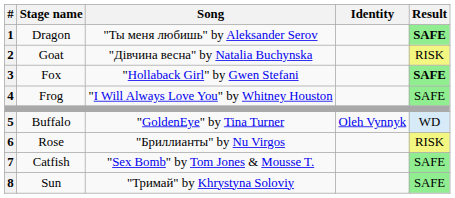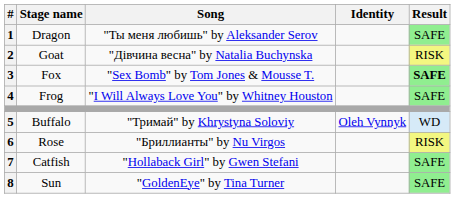(430, 34) bold -> (430, 34) normal
(211, 75) "Hollaback Girl" by Gwen Stefani -> (211, 75) "Sex Bomb" by Tom Jones & Mousse T.
(211, 122) "GoldenEye" by Tina Turner -> (211, 122) "Тримай" by Khrystyna Soloviy
(211, 162) "Sex Bomb" by Tom Jones & Mousse T. -> (211, 162) "Hollaback Girl" by Gwen Stefani
(211, 182) "Тримай" by Khrystyna Soloviy -> (211, 182) "GoldenEye" by Tina Turner
